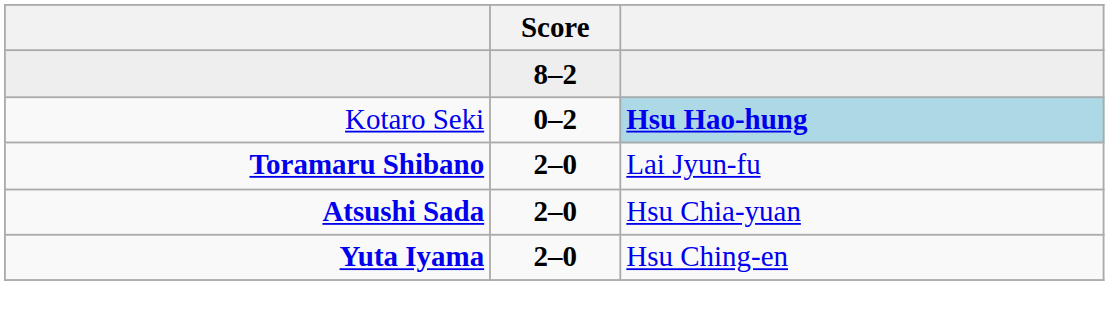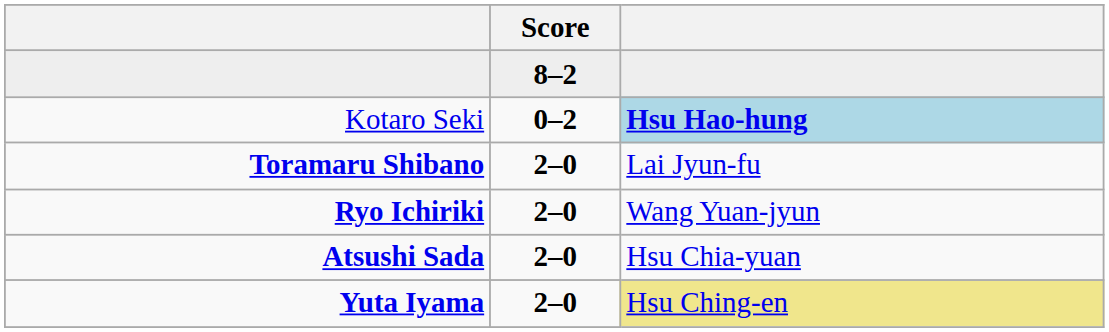+ row: (409, 211)
(707, 257) no background -> (707, 303) khaki background
